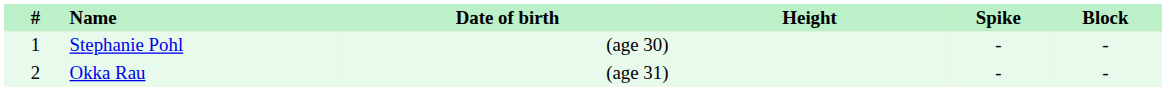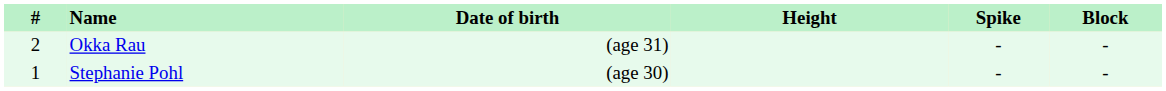rows swapped: (126, 45) <-> (108, 72)
